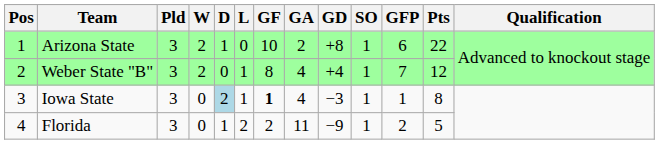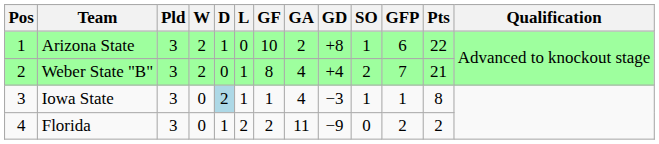(366, 71) 1 -> (366, 71) 2
(439, 71) 12 -> (439, 71) 21
(269, 98) bold -> (269, 98) normal
(366, 125) 1 -> (366, 125) 0
(439, 125) 5 -> (439, 125) 2
